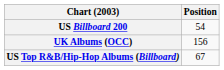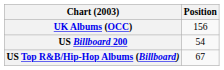rows swapped: (93, 42) <-> (93, 27)
